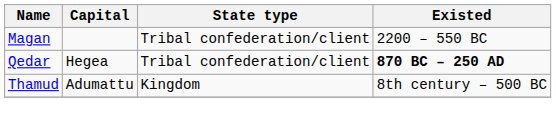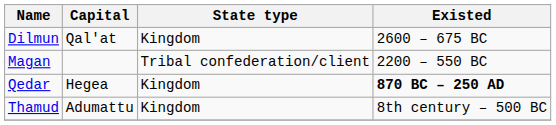+ row: (33, 39)
(255, 62) Tribal confederation/client -> (170, 85) Kingdom
